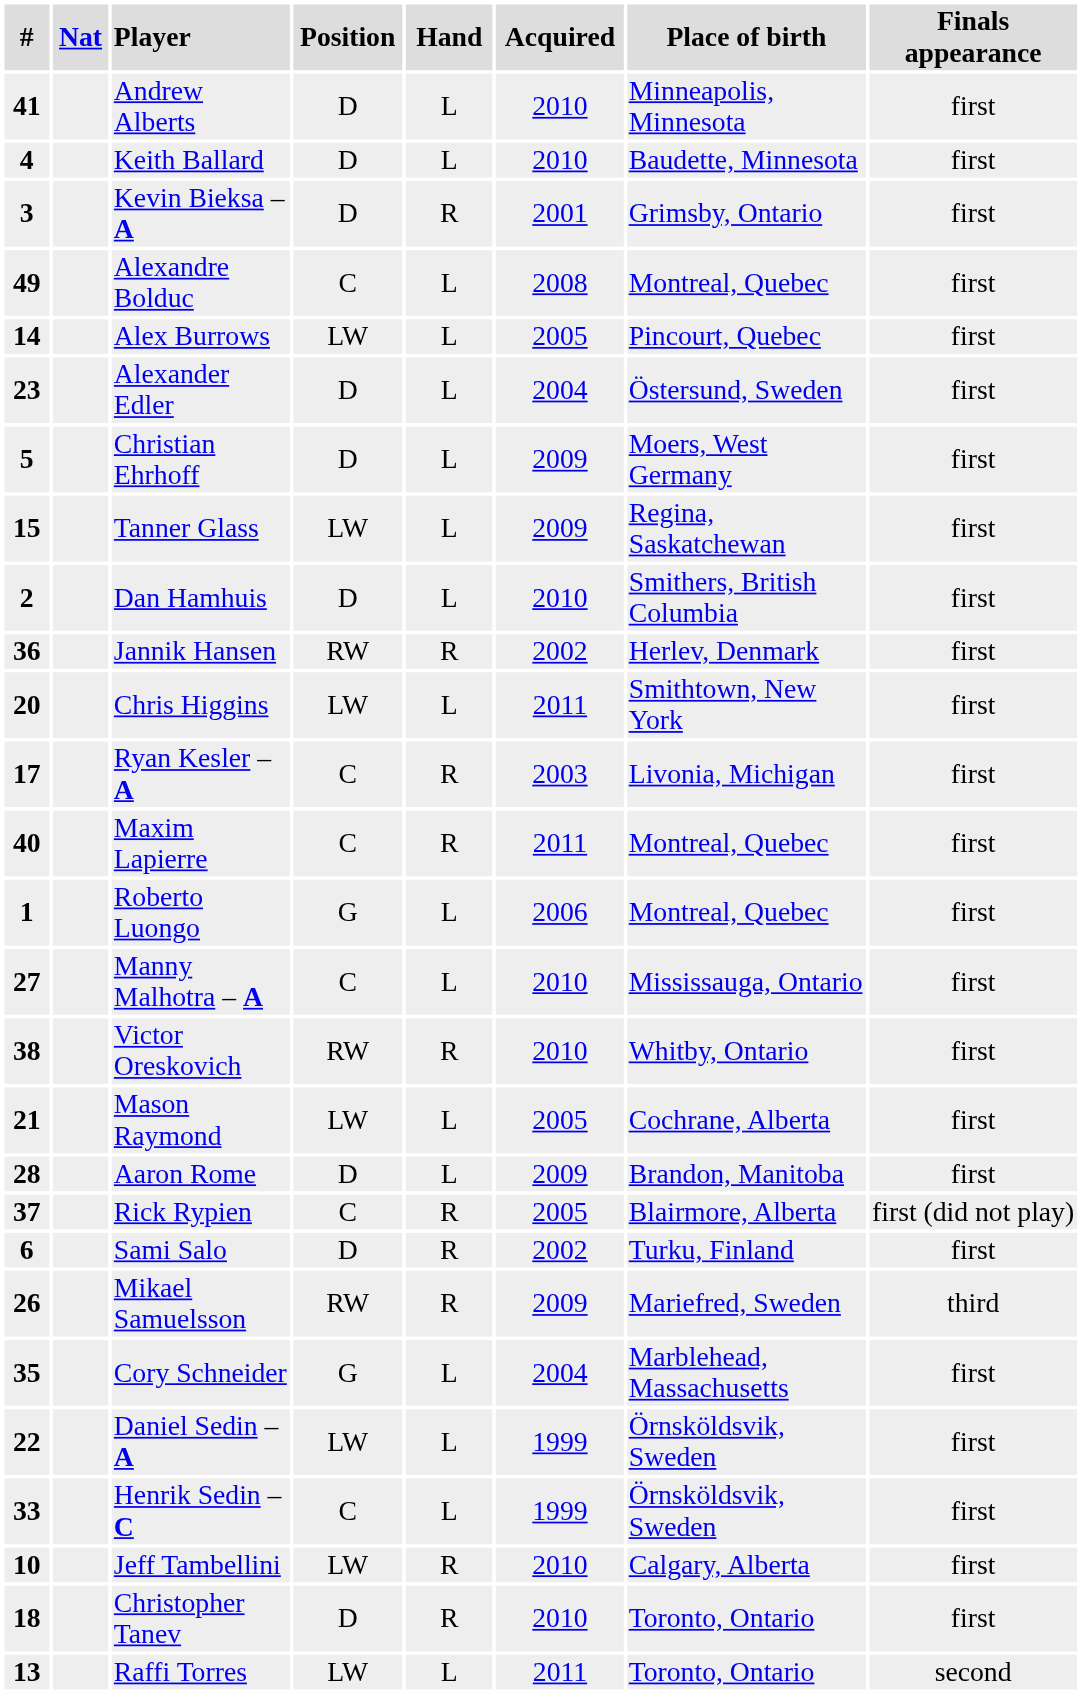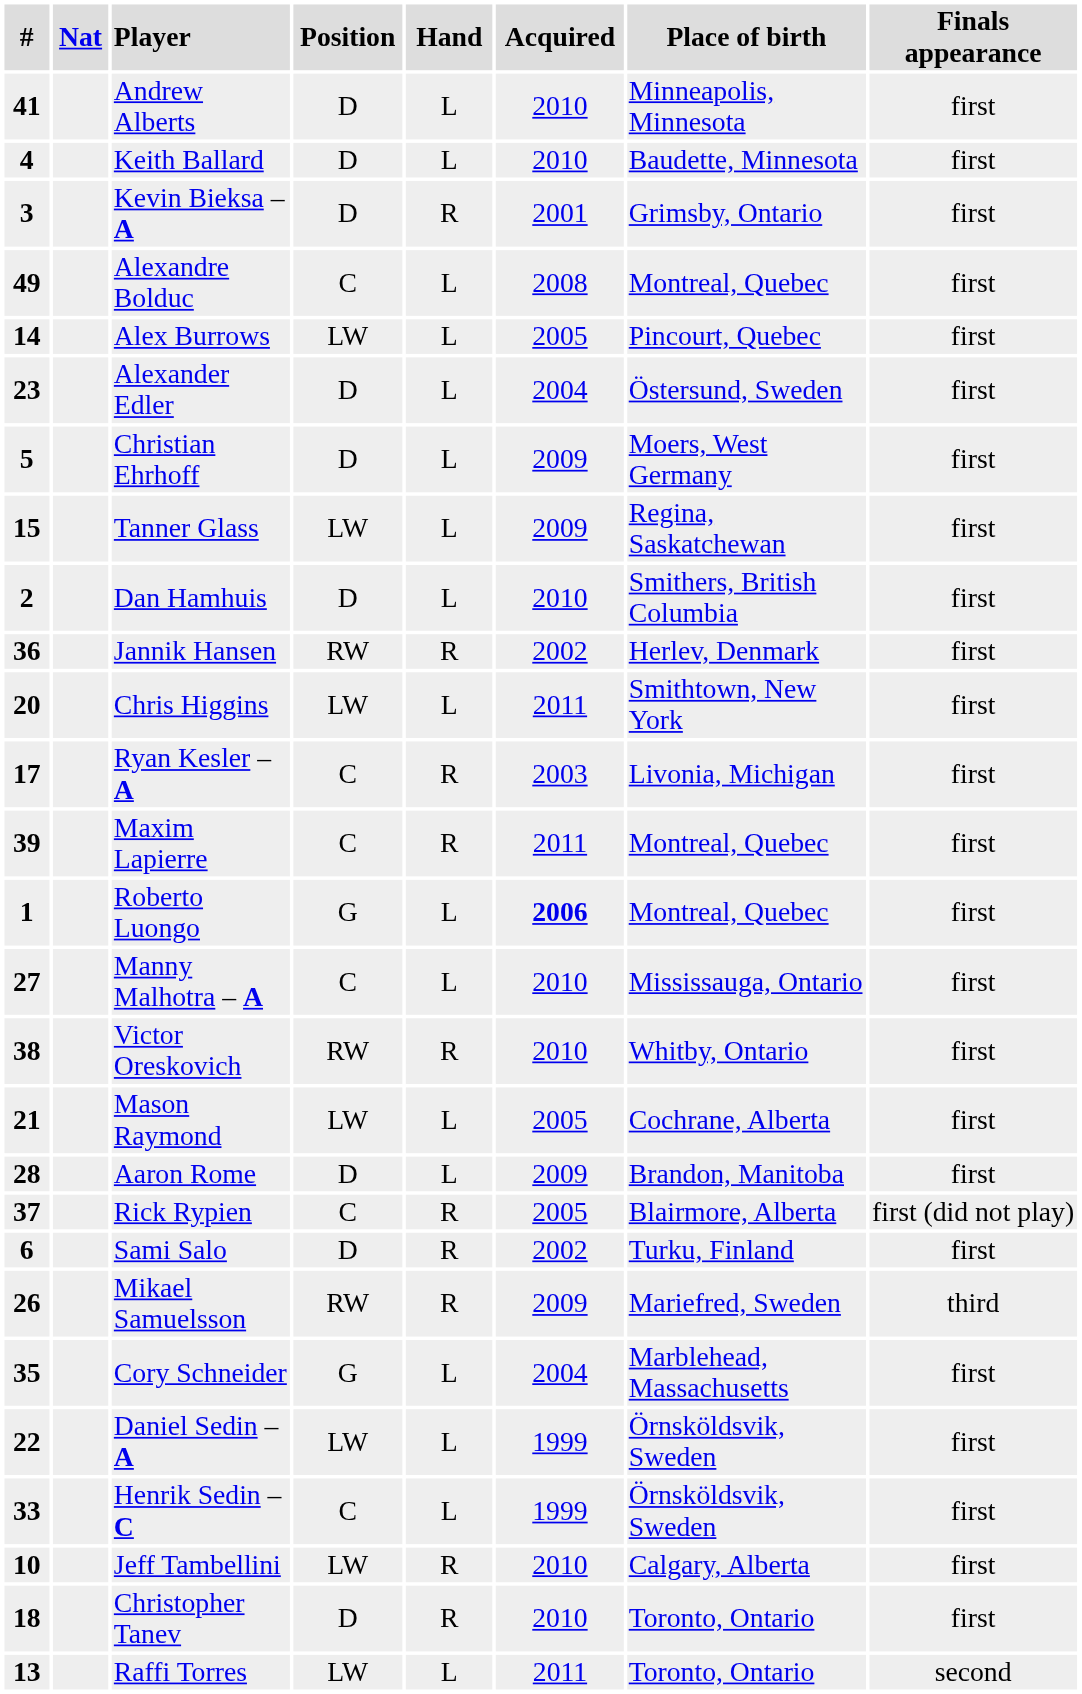(27, 843) 40 -> (27, 843) 39
(560, 912) normal -> (560, 912) bold
